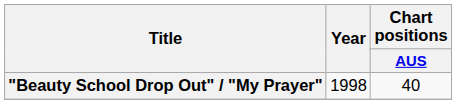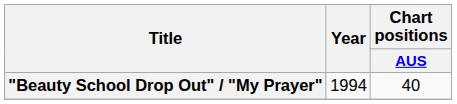(348, 85) 1998 -> (348, 85) 1994
